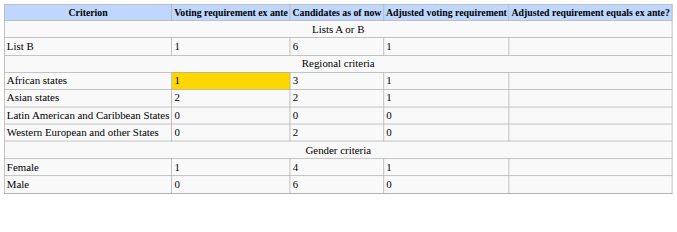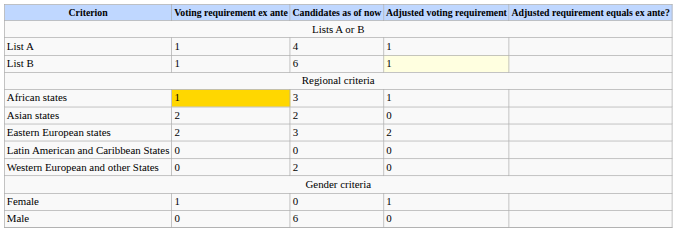+ row: (20, 46)
(389, 46) no background -> (389, 63) lightyellow background
(389, 98) 1 -> (389, 115) 0
+ row: (59, 132)
(295, 167) 4 -> (295, 201) 0
